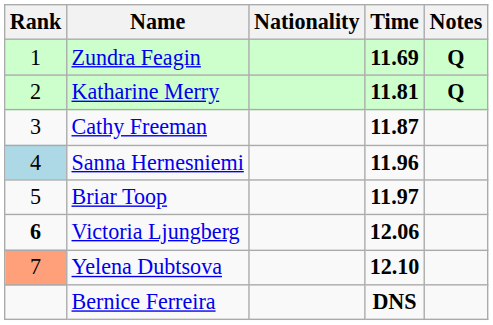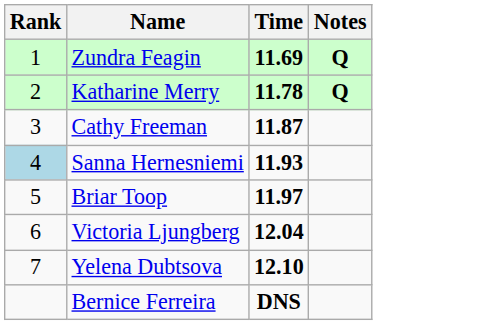- column: (307, 22)
(395, 92) 11.81 -> (279, 92) 11.78
(395, 162) 11.96 -> (279, 162) 11.93
(36, 232) bold -> (36, 232) normal
(395, 232) 12.06 -> (279, 232) 12.04
(36, 267) lightsalmon background -> (36, 267) no background
